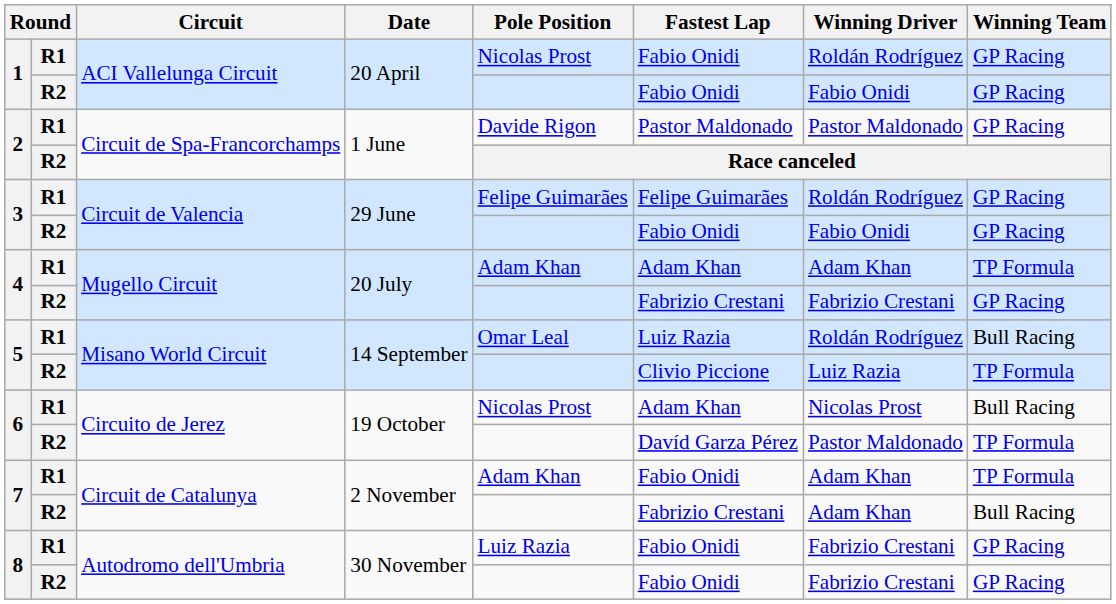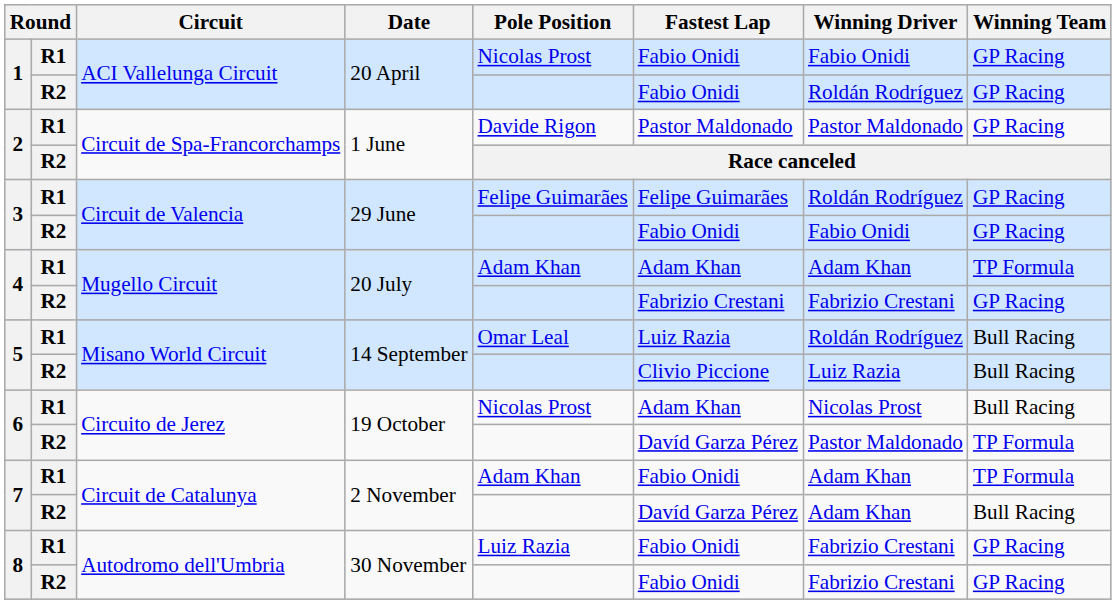(885, 56) Roldán Rodríguez -> (859, 56) Fabio Onidi
(859, 91) Fabio Onidi -> (885, 91) Roldán Rodríguez
(1023, 371) TP Formula -> (1024, 371) Bull Racing
(711, 511) Fabrizio Crestani -> (718, 511) Davíd Garza Pérez
